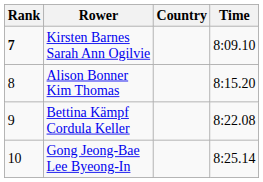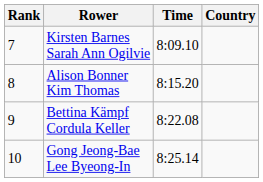columns swapped: (182, 15) <-> (234, 15)
(11, 45) bold -> (11, 45) normal
